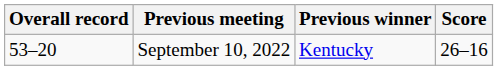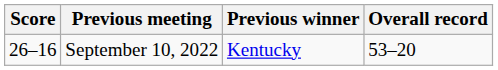columns swapped: (69, 19) <-> (464, 19)
